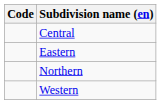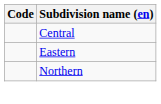- row: (59, 90)
